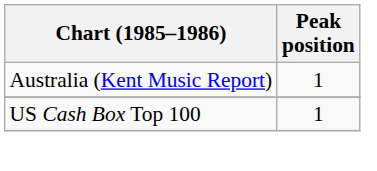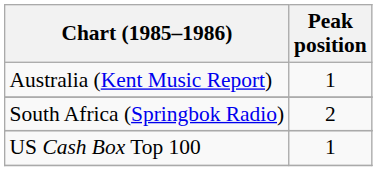+ row: (147, 113)
